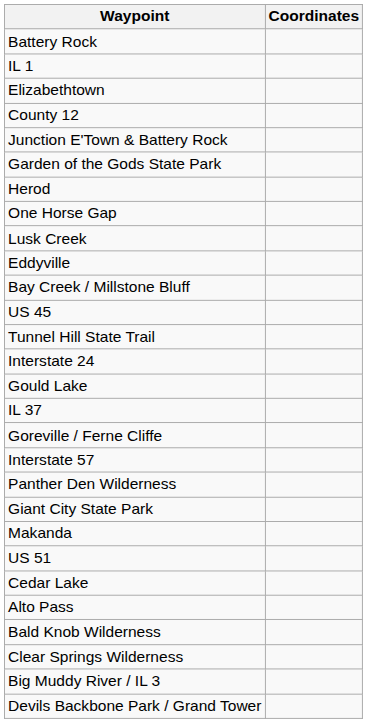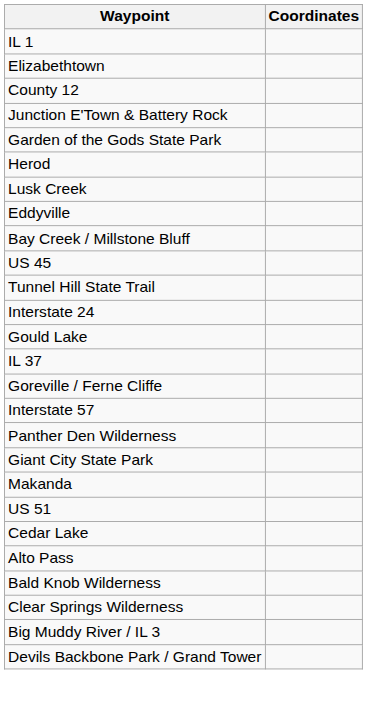- row: (52, 41)
- row: (62, 213)
